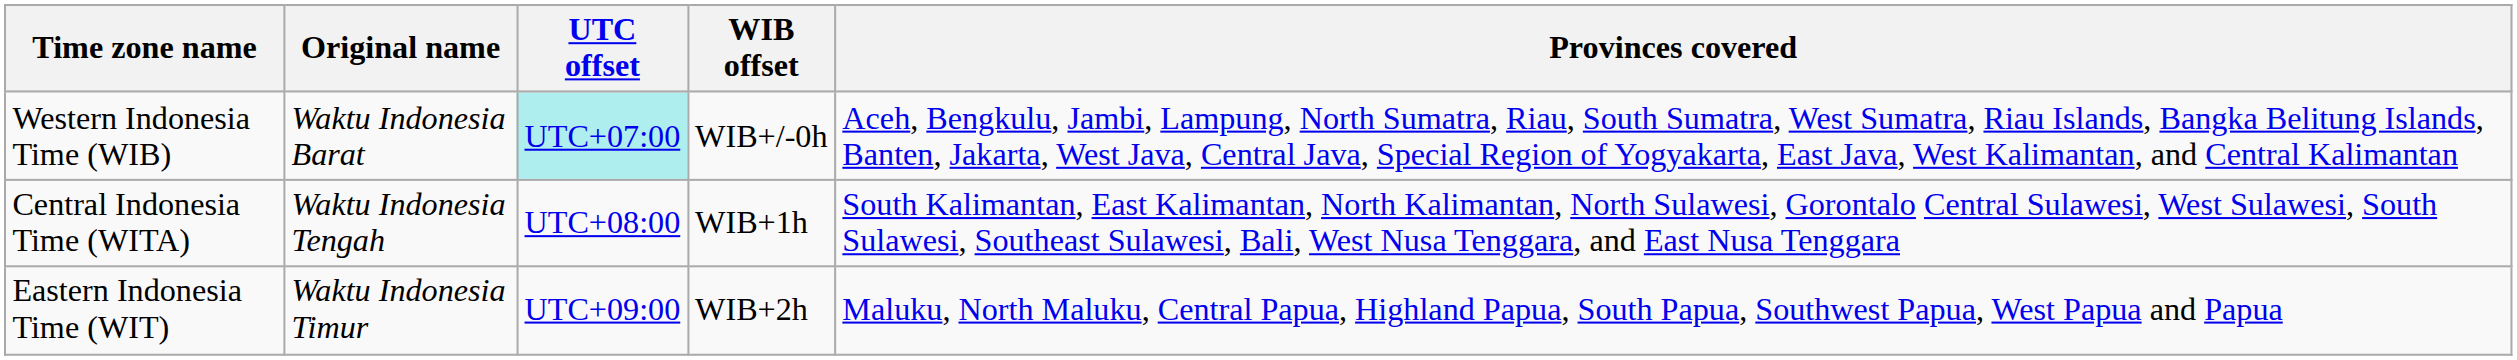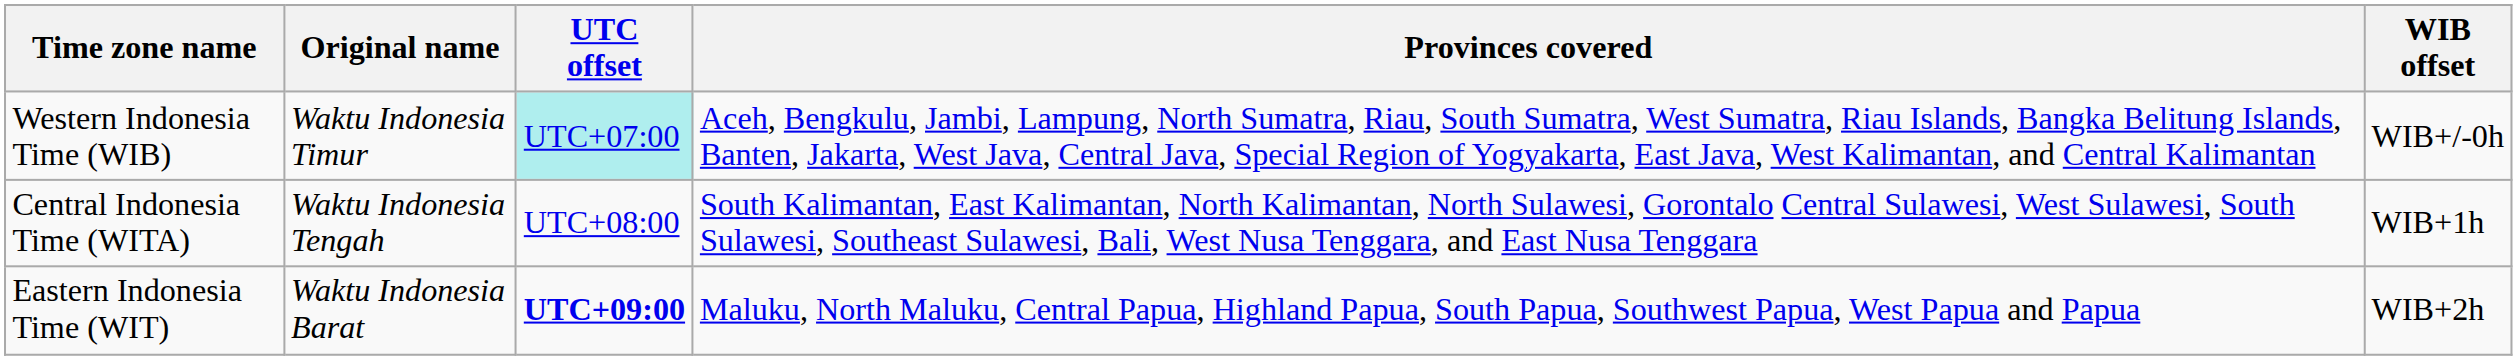columns swapped: (761, 48) <-> (1673, 48)
(399, 135) Waktu Indonesia Barat -> (398, 135) Waktu Indonesia Timur
(399, 309) Waktu Indonesia Timur -> (398, 309) Waktu Indonesia Barat
(602, 309) normal -> (604, 309) bold
